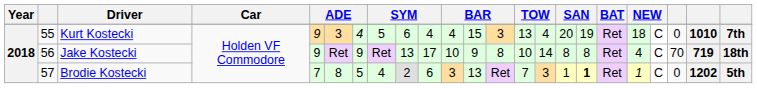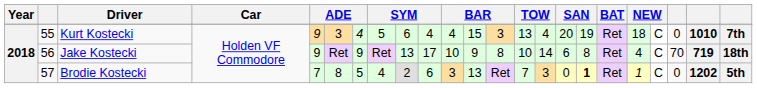(566, 54) 8 -> (566, 54) 6
(566, 73) 1 -> (566, 73) 0
